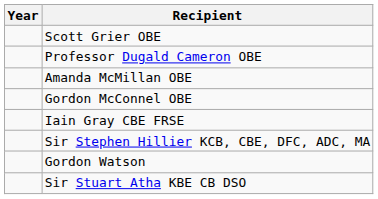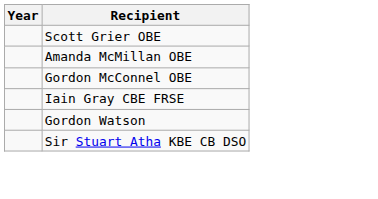- row: (153, 57)
- row: (207, 141)
